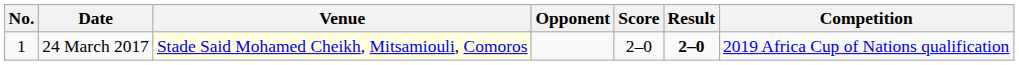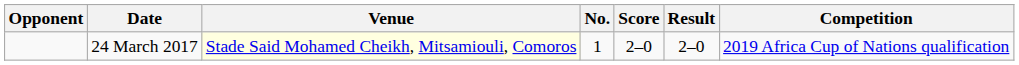columns swapped: (21, 18) <-> (573, 18)
(691, 45) bold -> (691, 45) normal
